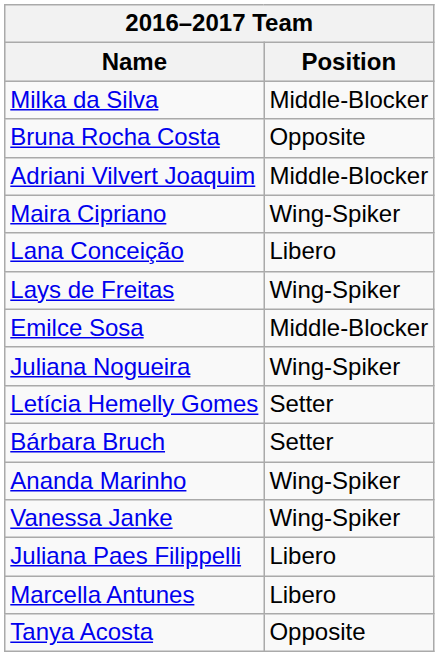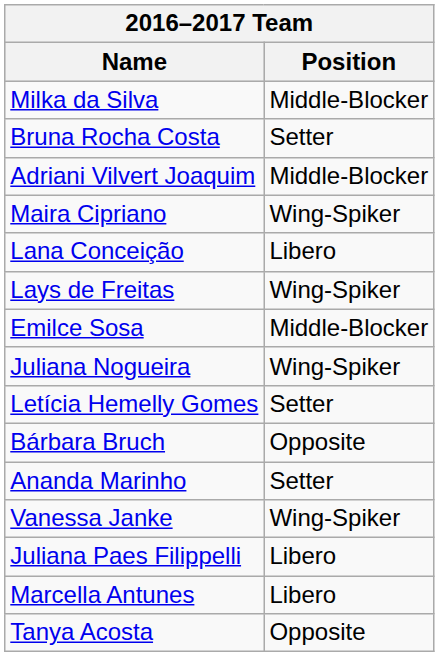(317, 137) Opposite -> (301, 137) Setter
(301, 442) Setter -> (317, 442) Opposite
(335, 480) Wing-Spiker -> (301, 480) Setter
